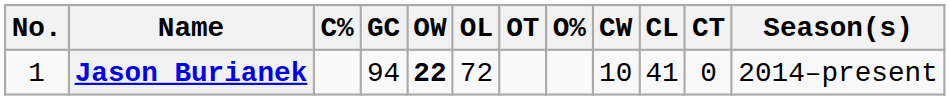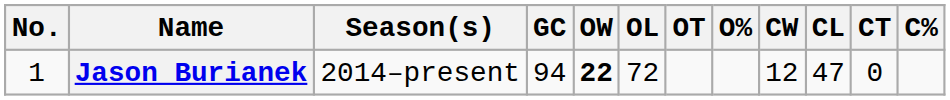columns swapped: (838, 28) <-> (337, 28)
(616, 73) 10 -> (782, 73) 12
(662, 73) 41 -> (828, 73) 47
